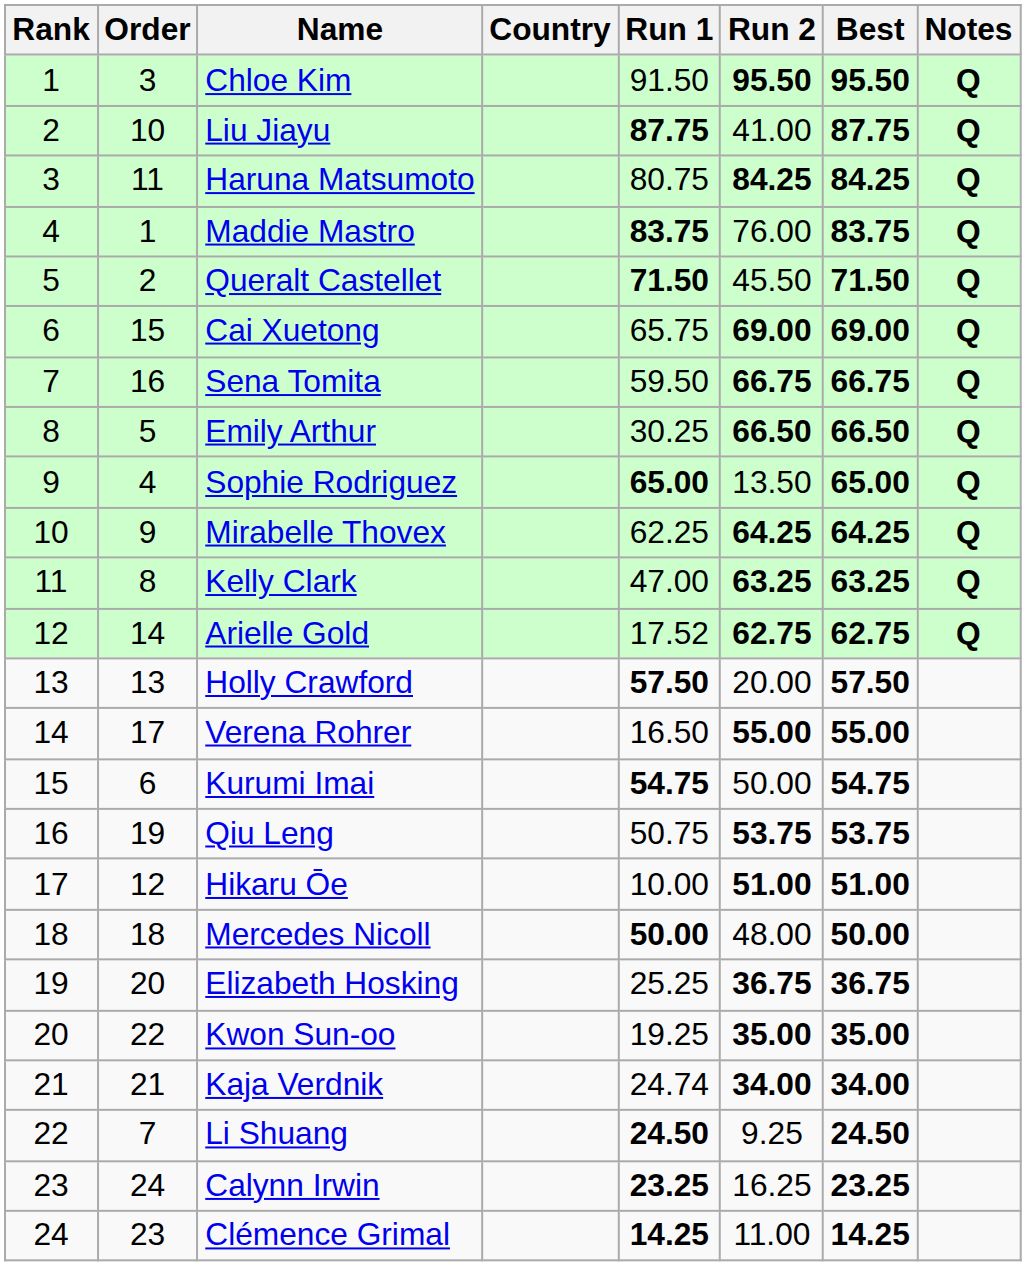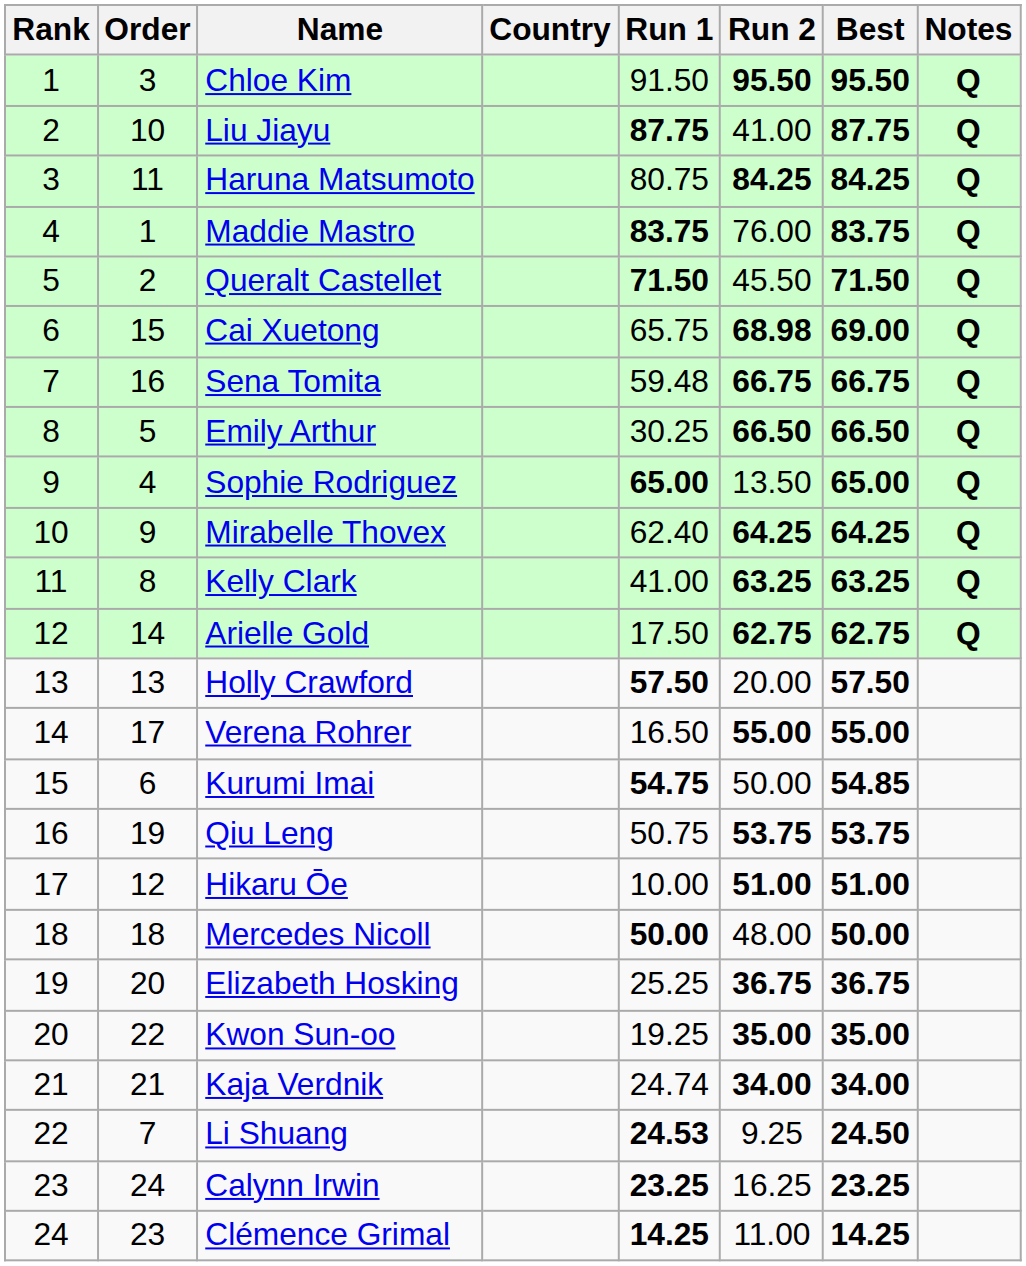(772, 331) 69.00 -> (772, 331) 68.98
(669, 381) 59.50 -> (669, 381) 59.48
(669, 532) 62.25 -> (669, 532) 62.40
(669, 582) 47.00 -> (669, 582) 41.00
(669, 632) 17.52 -> (669, 632) 17.50
(870, 783) 54.75 -> (870, 783) 54.85
(669, 1134) 24.50 -> (669, 1134) 24.53
